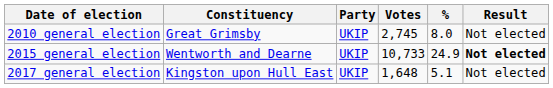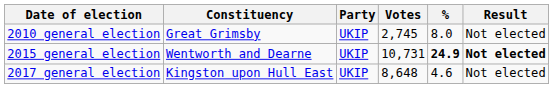(403, 54) 10,733 -> (403, 54) 10,731
(445, 54) normal -> (445, 54) bold
(399, 73) 1,648 -> (399, 73) 8,648
(442, 73) 5.1 -> (442, 73) 4.6
